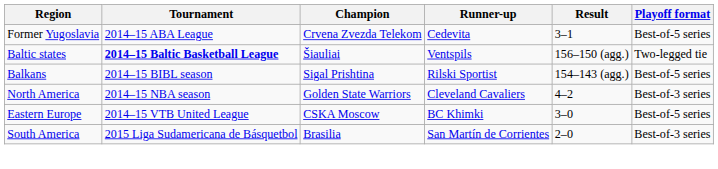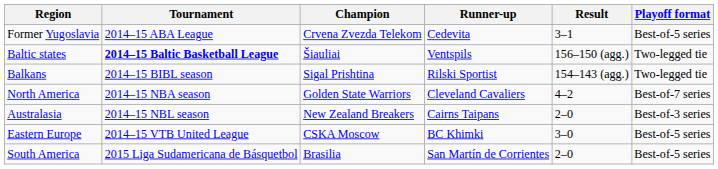(672, 74) Best-of-5 series -> (671, 74) Two-legged tie
(672, 94) Best-of-3 series -> (672, 94) Best-of-7 series
+ row: (34, 114)
(672, 134) Best-of-3 series -> (672, 154) Best-of-5 series
